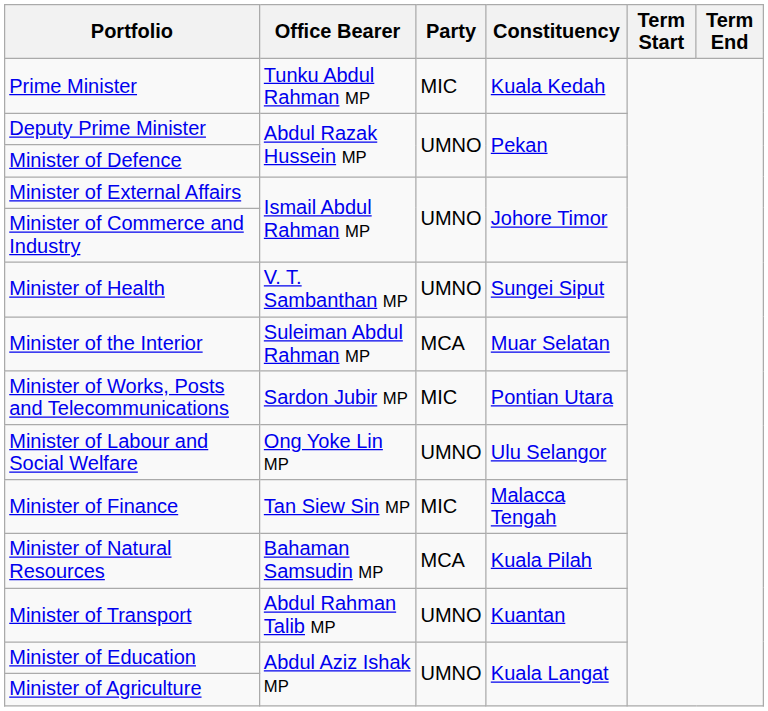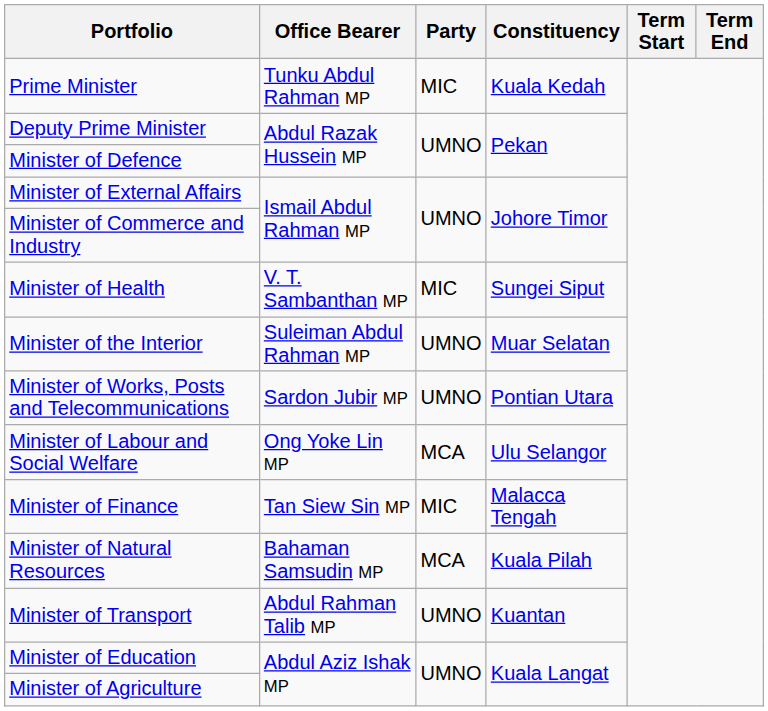(451, 289) UMNO -> (439, 289) MIC
(443, 343) MCA -> (451, 343) UMNO
(439, 397) MIC -> (451, 397) UMNO
(451, 452) UMNO -> (443, 452) MCA
